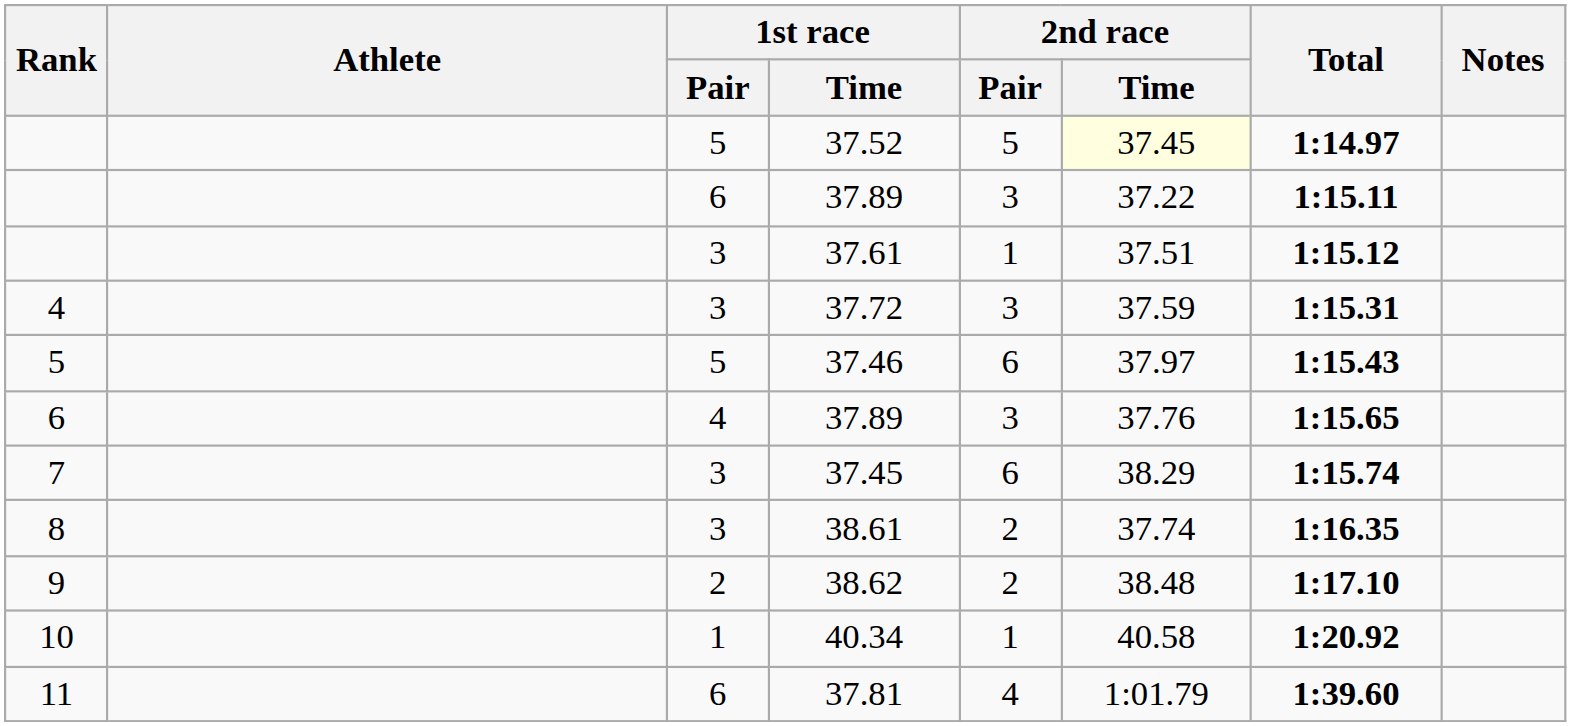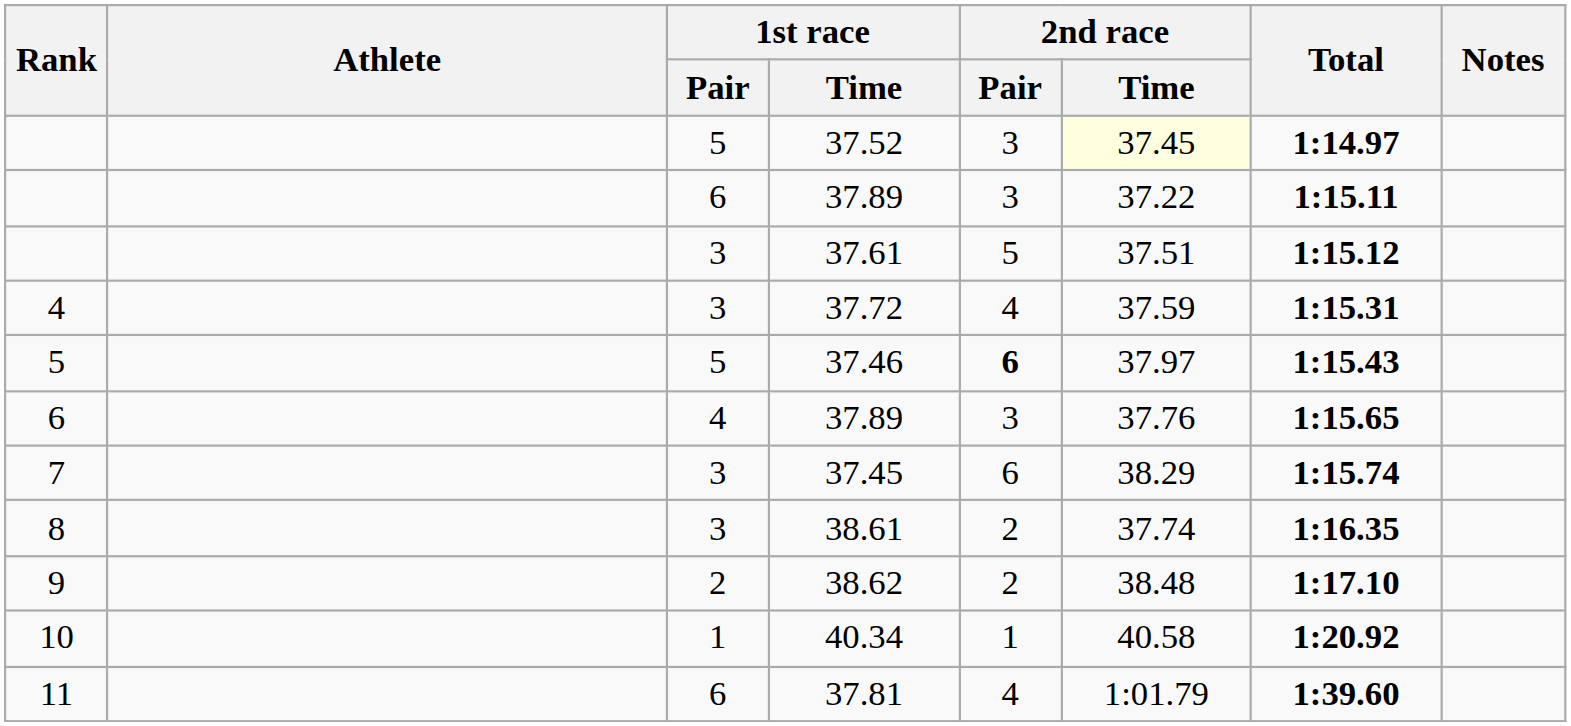(1010, 142) 5 -> (1010, 142) 3
(1010, 252) 1 -> (1010, 252) 5
(1010, 307) 3 -> (1010, 307) 4
(1010, 362) normal -> (1010, 362) bold
